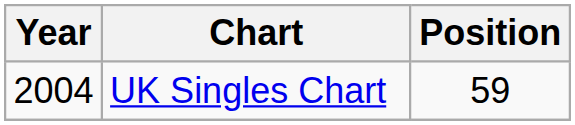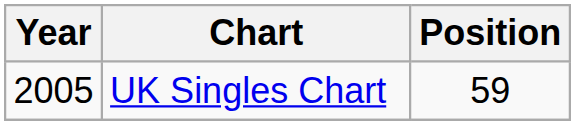(53, 90) 2004 -> (53, 90) 2005
